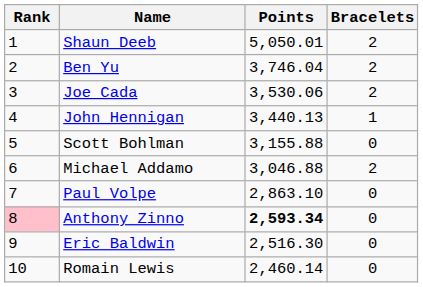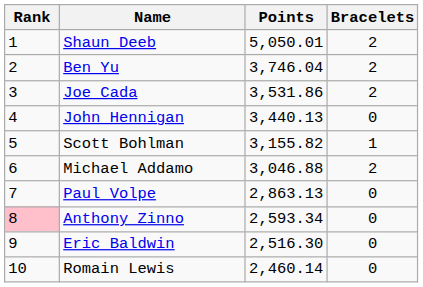(286, 93) 3,530.06 -> (286, 93) 3,531.86
(373, 118) 1 -> (373, 118) 0
(286, 143) 3,155.88 -> (286, 143) 3,155.82
(373, 143) 0 -> (373, 143) 1
(286, 194) 2,863.10 -> (286, 194) 2,863.13
(286, 219) bold -> (286, 219) normal
